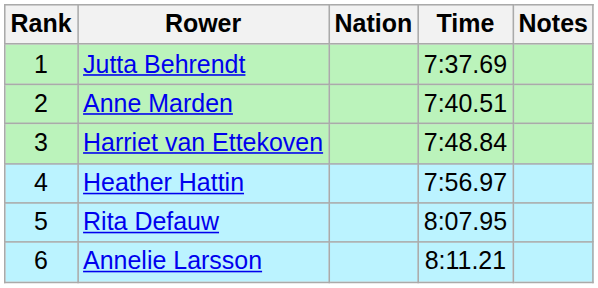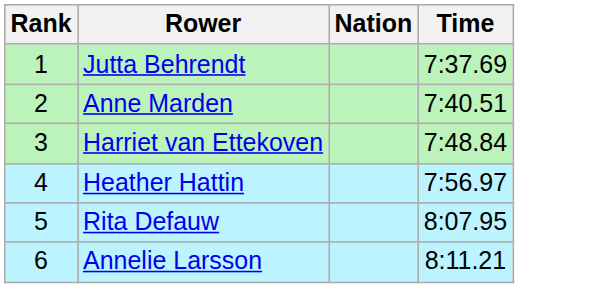- column: (553, 24)
